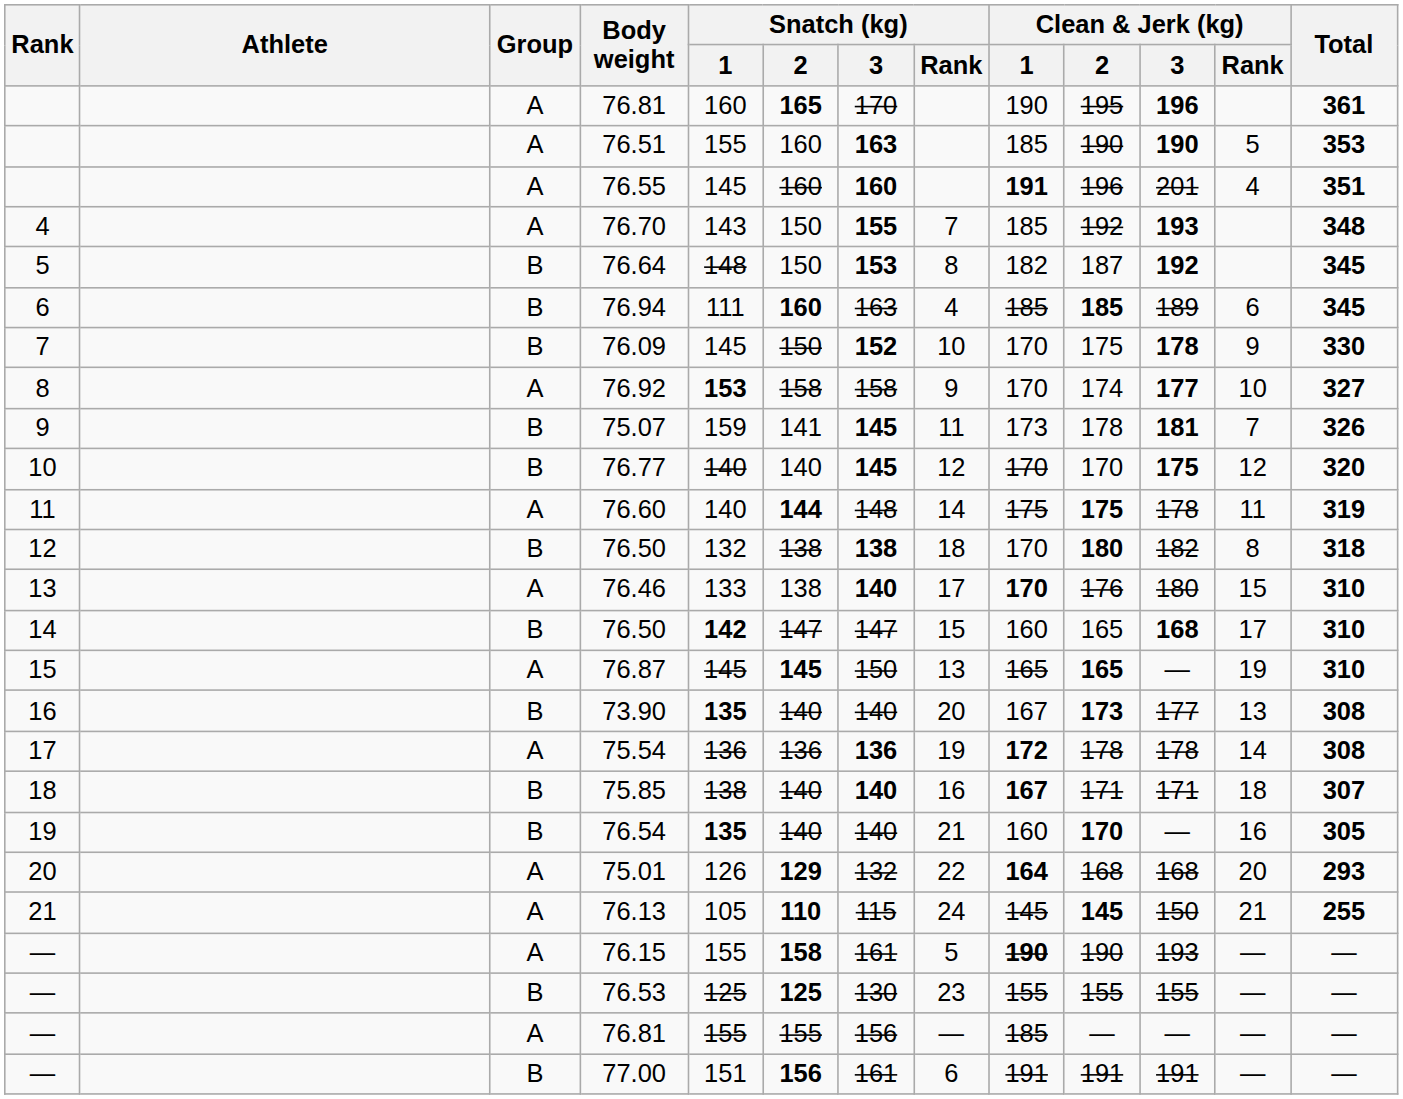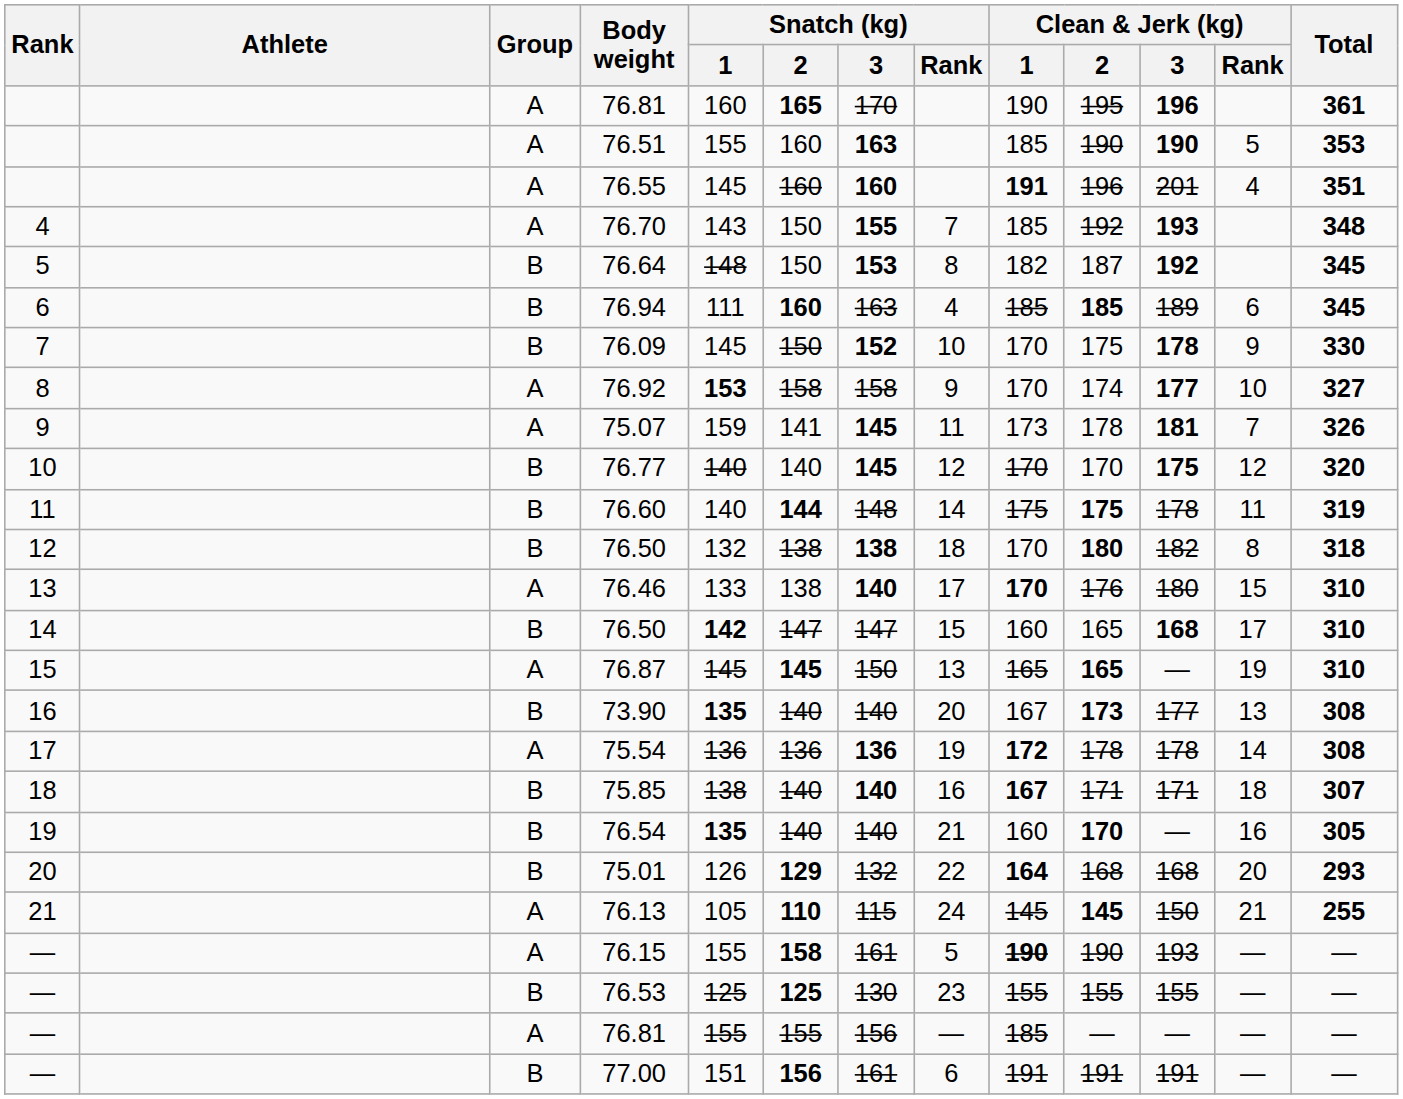(535, 428) B -> (535, 428) A
(535, 508) A -> (535, 508) B
(535, 871) A -> (535, 871) B
